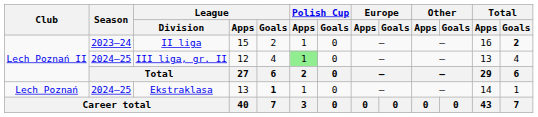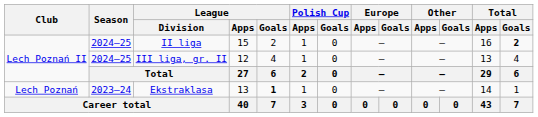(111, 43) 2023–24 -> (111, 43) 2024–25
(304, 58) lightgreen background -> (304, 58) no background
(111, 89) 2024–25 -> (111, 89) 2023–24
